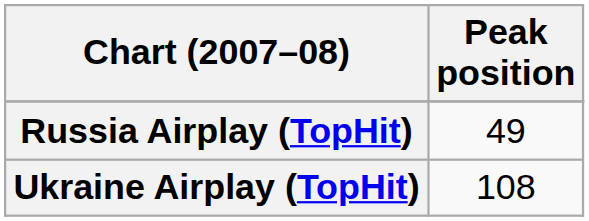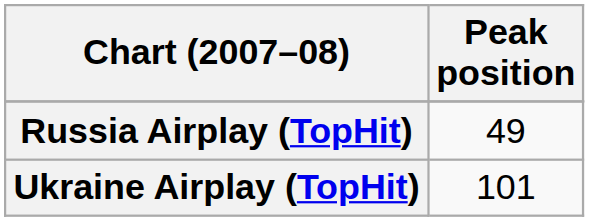(506, 186) 108 -> (506, 186) 101
